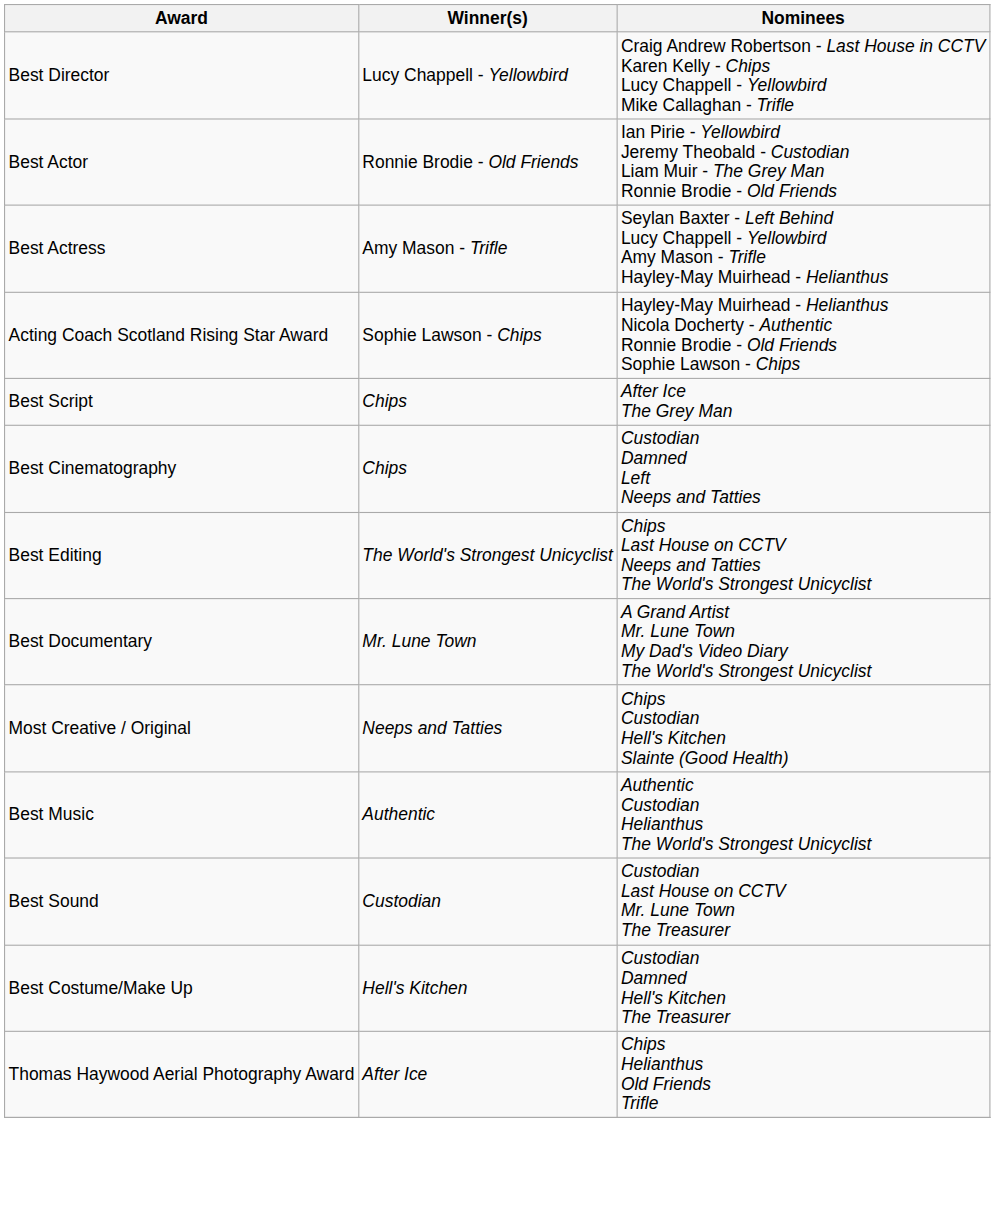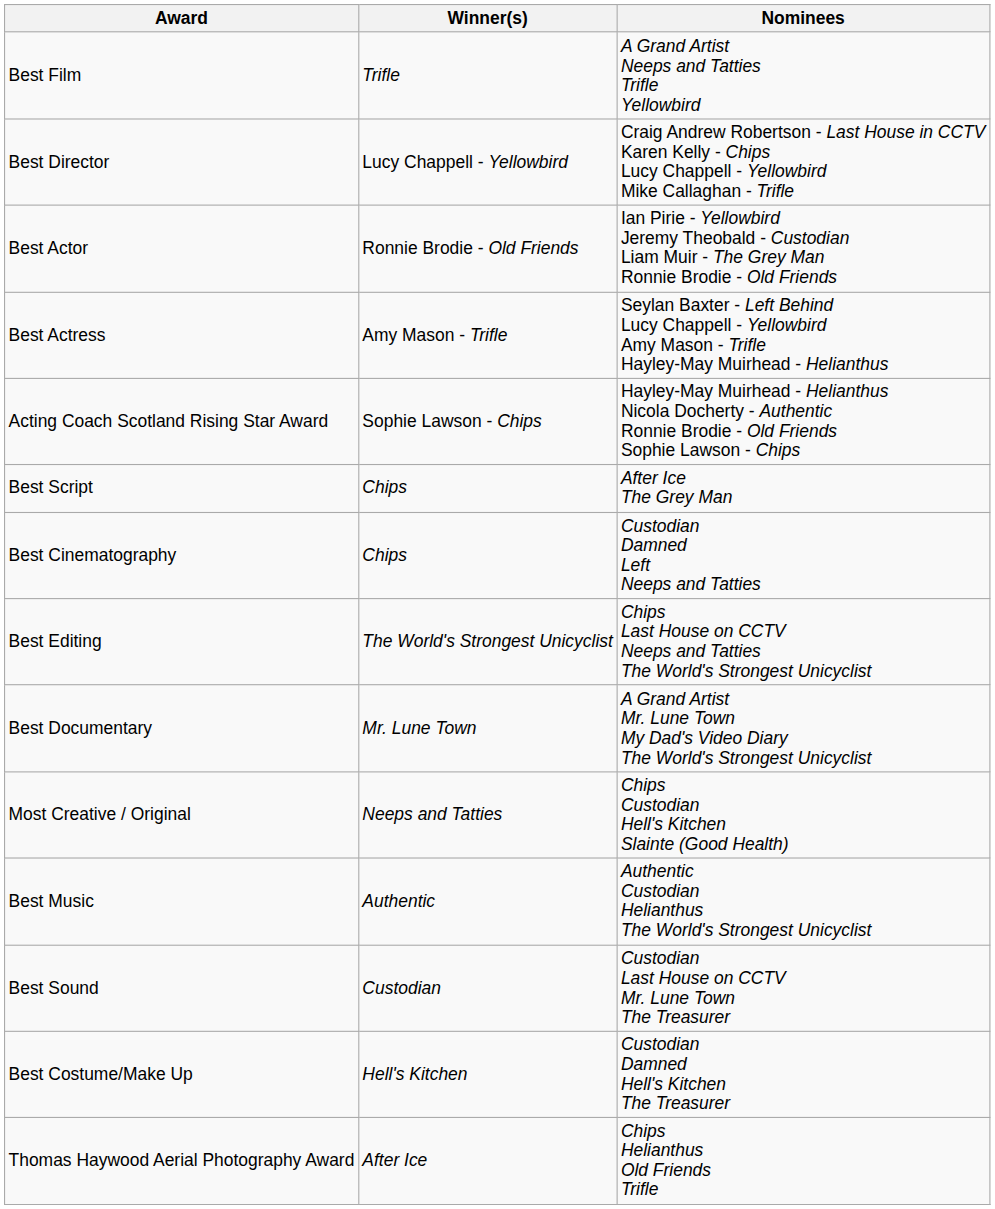+ row: (45, 75)
